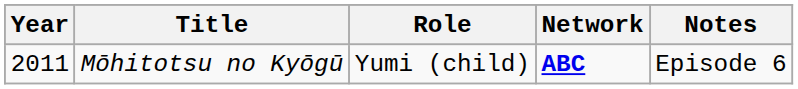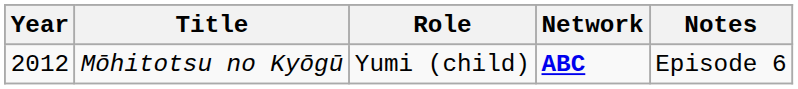(40, 64) 2011 -> (40, 64) 2012
